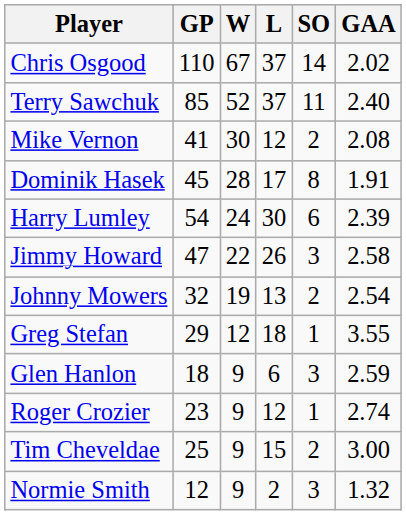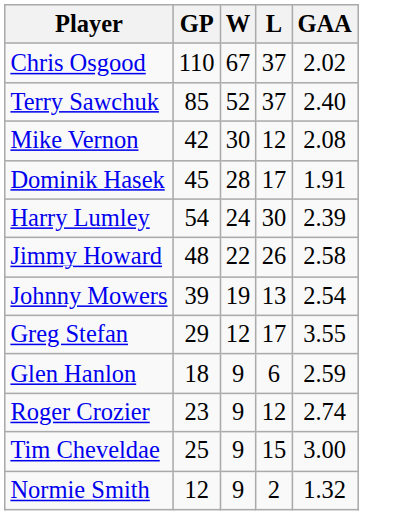- column: (314, 23)
(197, 140) 41 -> (197, 140) 42
(197, 256) 47 -> (197, 256) 48
(197, 295) 32 -> (197, 295) 39
(274, 334) 18 -> (274, 334) 17
